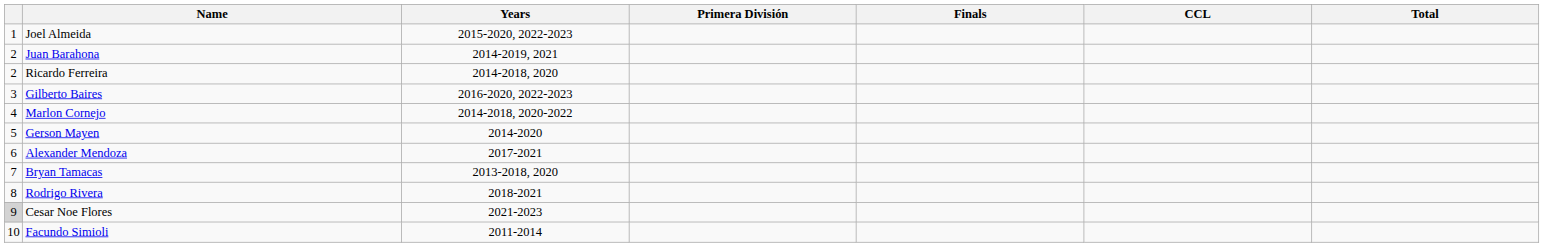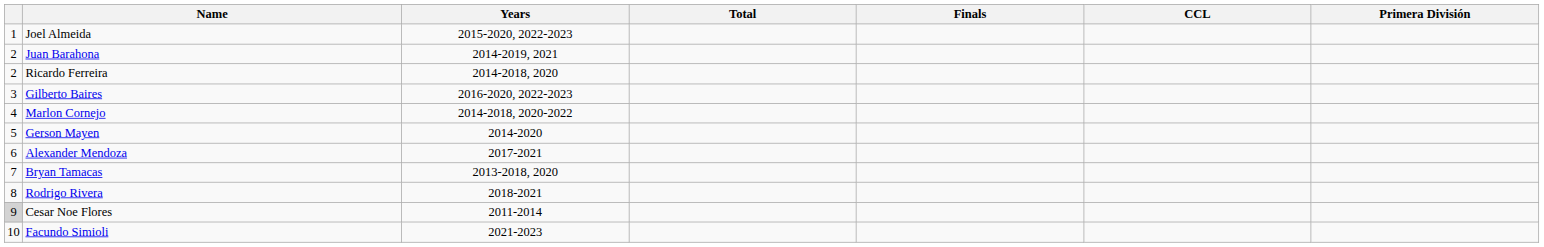columns swapped: (743, 14) <-> (1425, 14)
(515, 212) 2021-2023 -> (515, 212) 2011-2014
(515, 232) 2011-2014 -> (515, 232) 2021-2023
